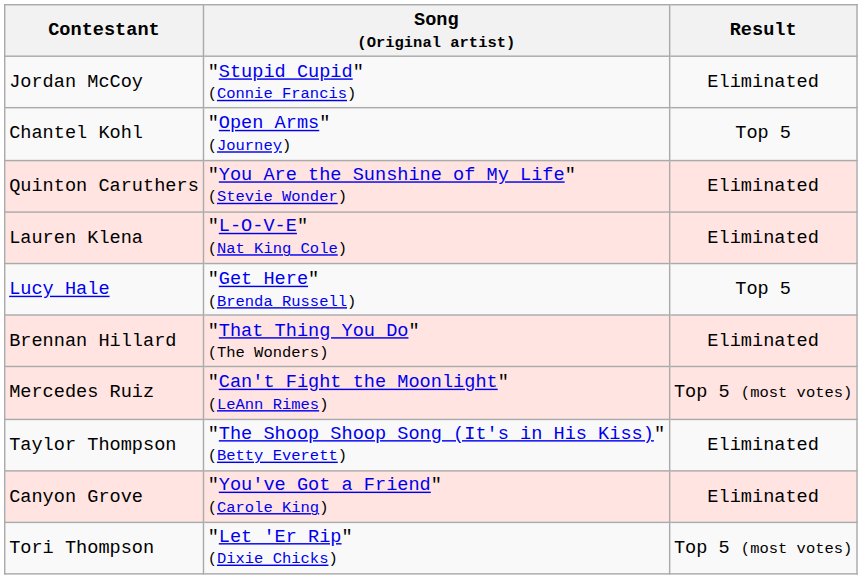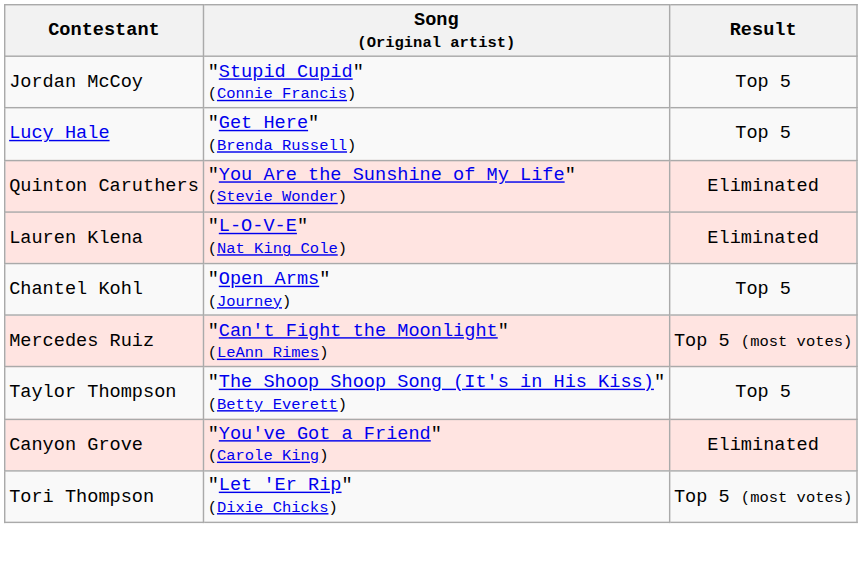(763, 82) Eliminated -> (763, 82) Top 5
rows swapped: (59, 289) <-> (76, 134)
- row: (93, 341)
(763, 445) Eliminated -> (763, 393) Top 5
